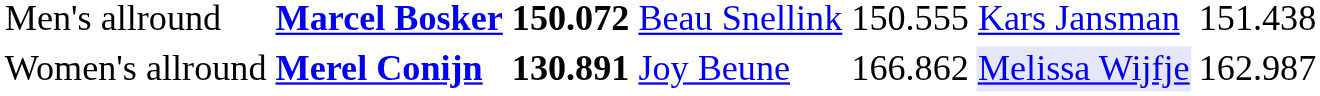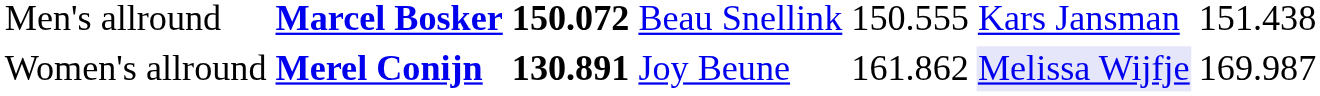(910, 68) 166.862 -> (910, 68) 161.862
(1257, 68) 162.987 -> (1257, 68) 169.987
